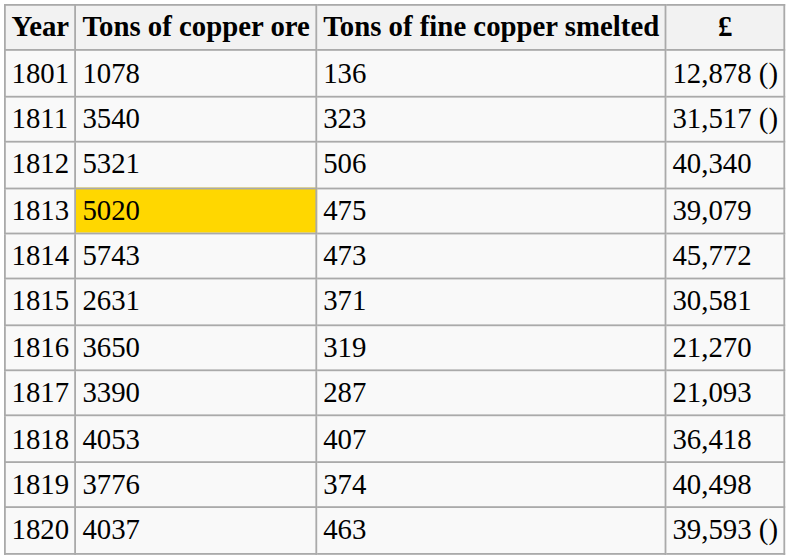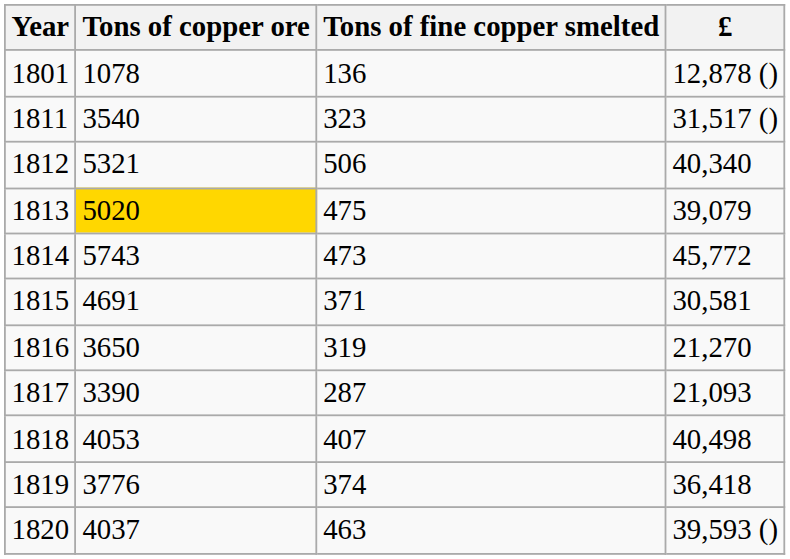(111, 301) 2631 -> (111, 301) 4691
(712, 438) 36,418 -> (712, 438) 40,498
(712, 484) 40,498 -> (712, 484) 36,418
